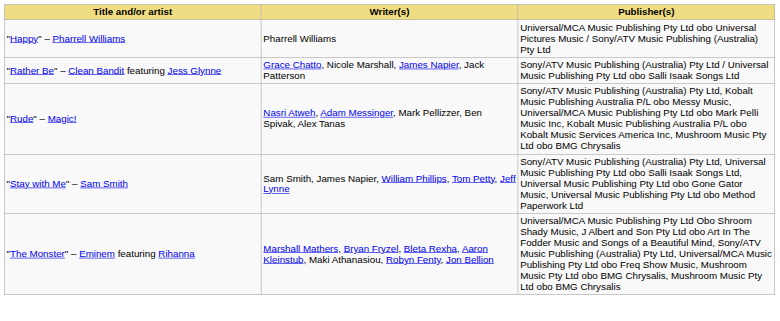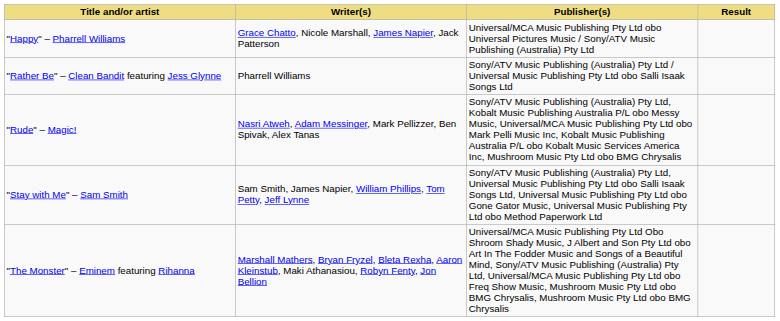+ column: (736, 12)
(300, 38) Pharrell Williams -> (348, 38) Grace Chatto, Nicole Marshall, James Napier, Jack Patterson
(374, 70) Grace Chatto, Nicole Marshall, James Napier, Jack Patterson -> (274, 76) Pharrell Williams
